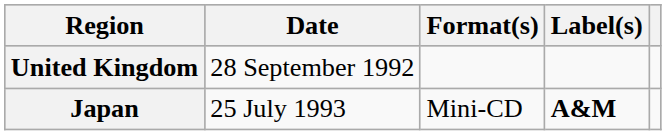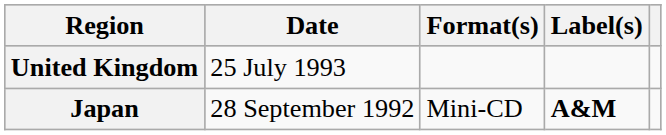(312, 66) 28 September 1992 -> (278, 66) 25 July 1993
(278, 108) 25 July 1993 -> (312, 108) 28 September 1992
